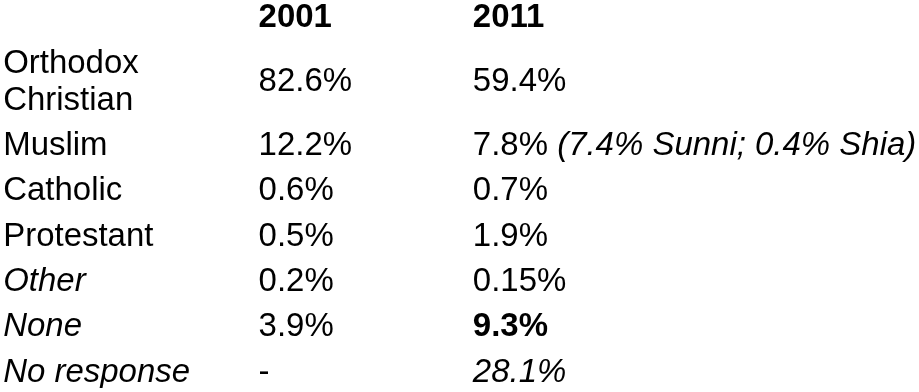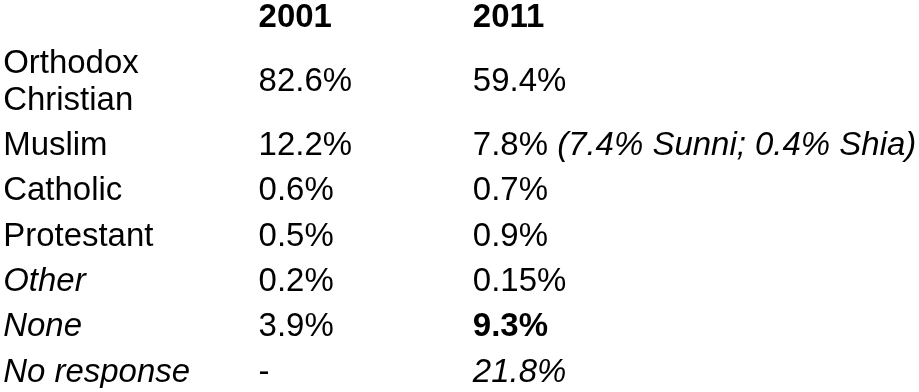(510, 234) 1.9% -> (510, 234) 0.9%
(520, 370) 28.1% -> (520, 370) 21.8%
